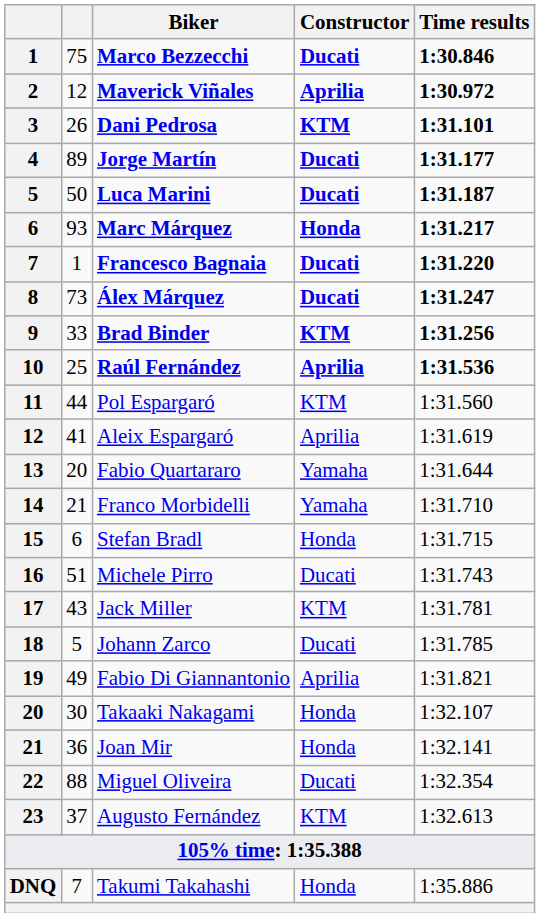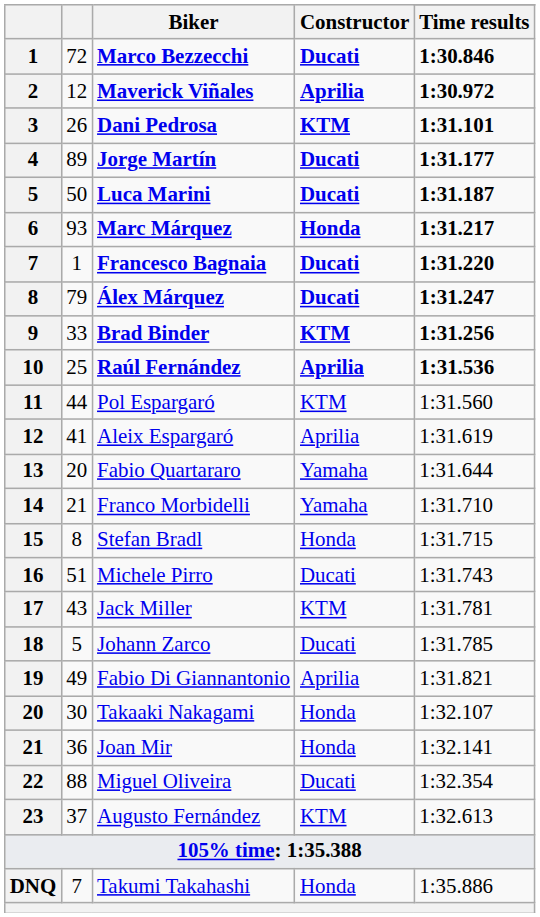(77, 55) 75 -> (77, 55) 72
(77, 297) 73 -> (77, 297) 79
(77, 539) 6 -> (77, 539) 8
